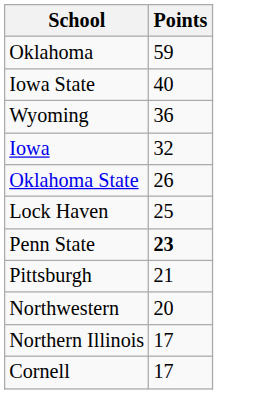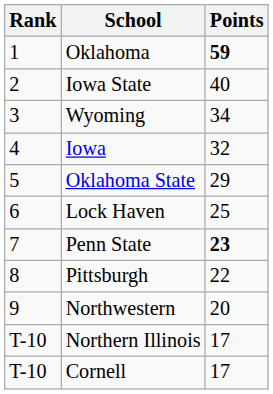+ column: (33, 20)
(164, 52) normal -> (220, 52) bold
(164, 116) 36 -> (220, 116) 34
(164, 180) 26 -> (220, 180) 29
(164, 276) 21 -> (220, 276) 22
